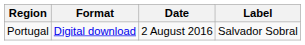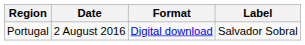columns swapped: (177, 13) <-> (95, 13)
